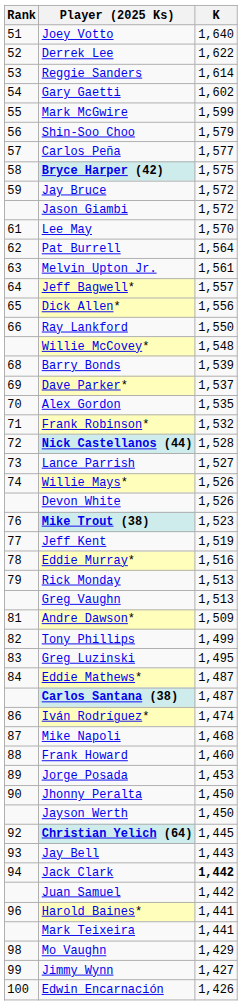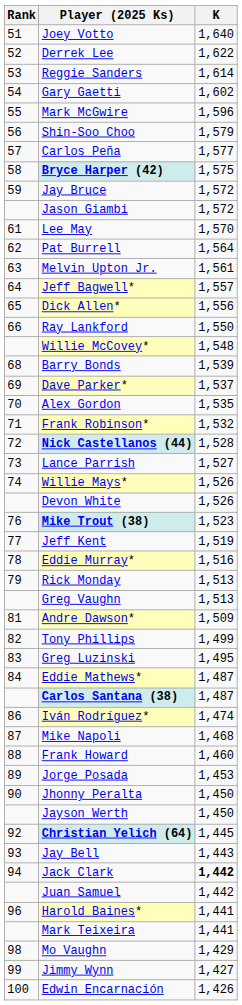(216, 113) 1,599 -> (216, 113) 1,596
